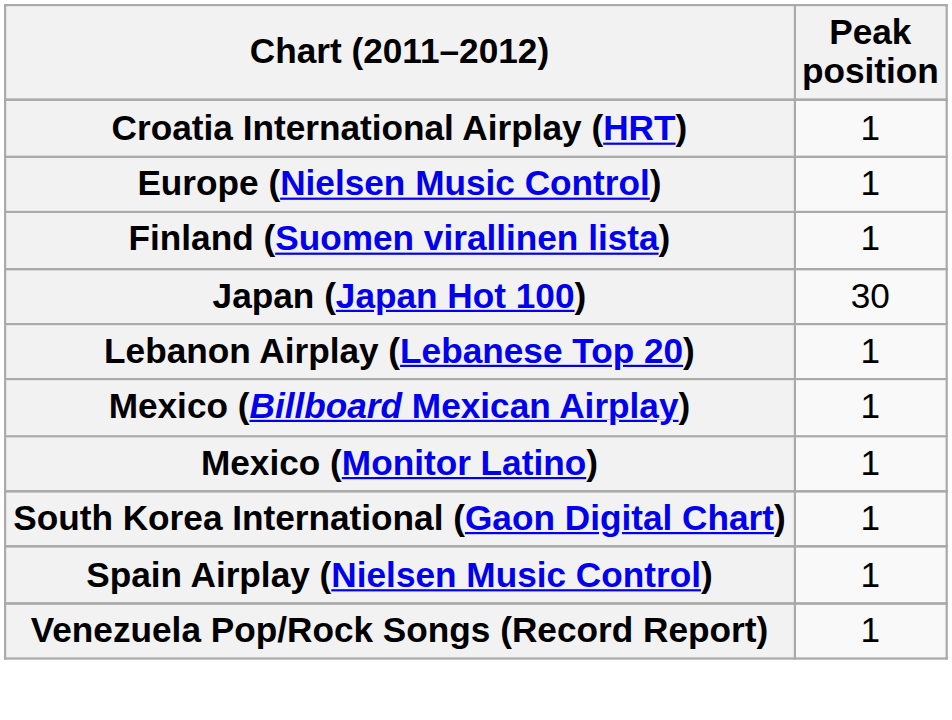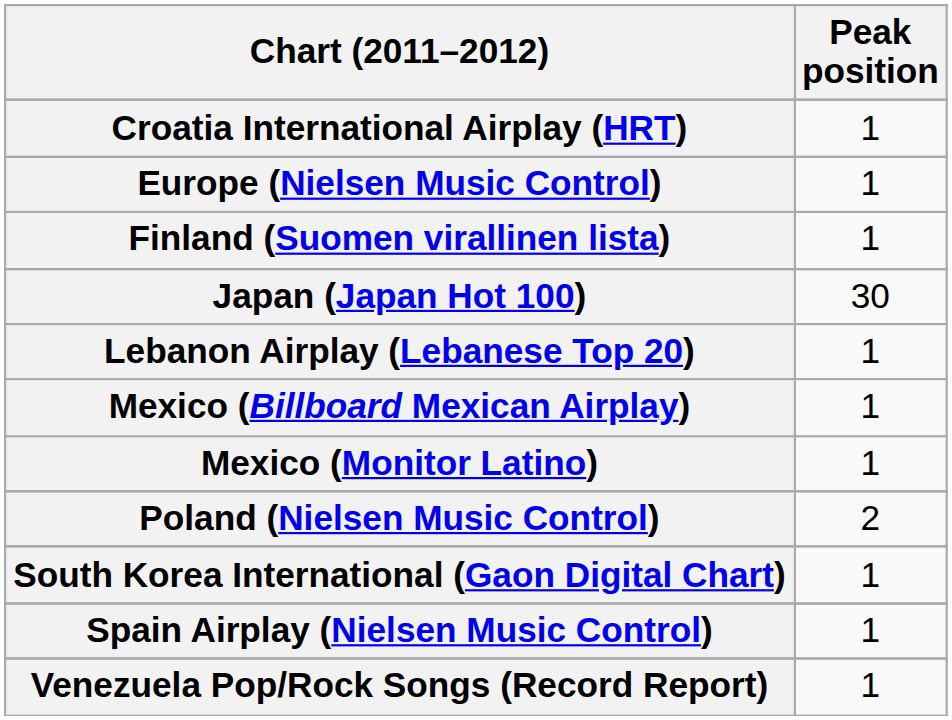+ row: (399, 518)
